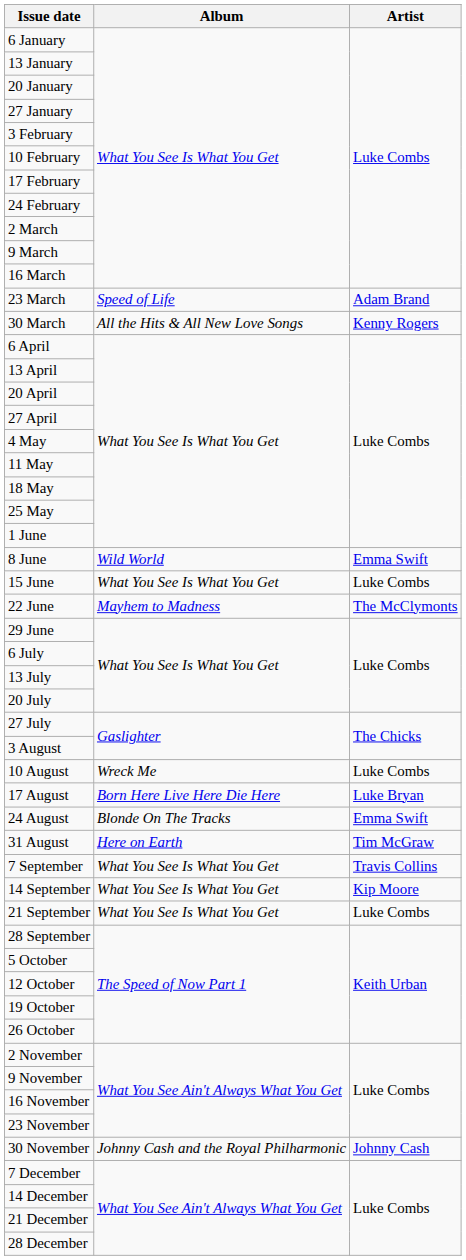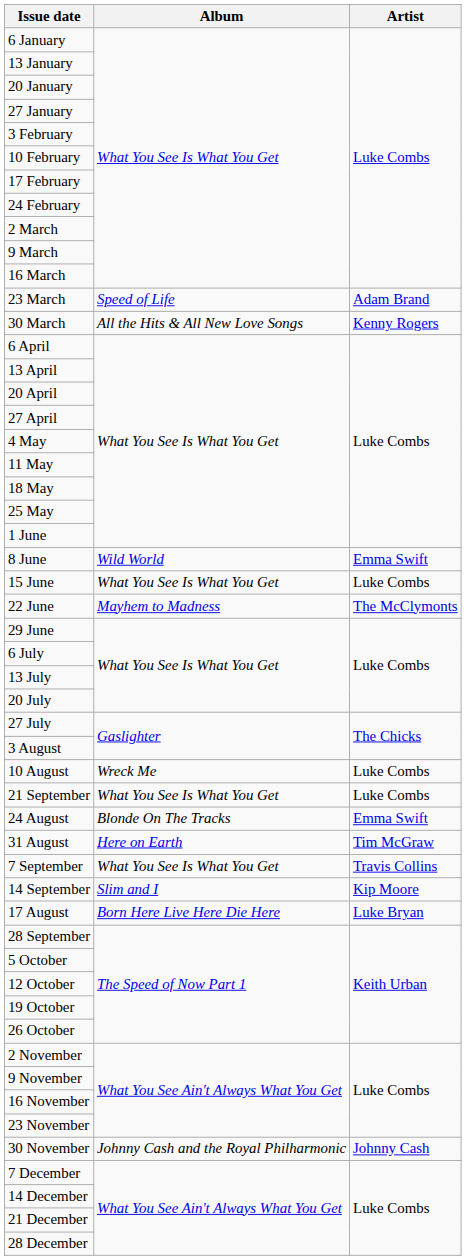rows swapped: (38, 795) <-> (49, 913)
(188, 889) What You See Is What You Get -> (128, 889) Slim and I
